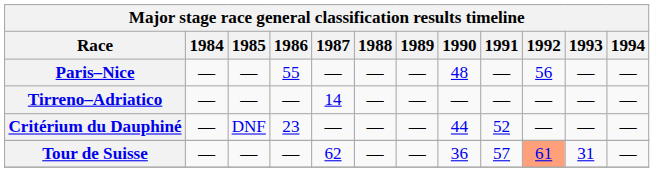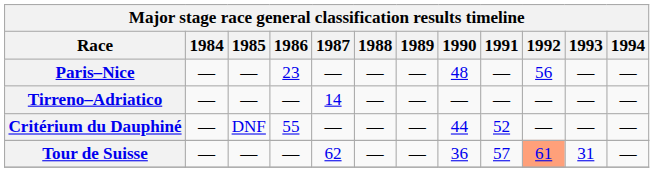(291, 72) 55 -> (291, 72) 23
(291, 126) 23 -> (291, 126) 55
